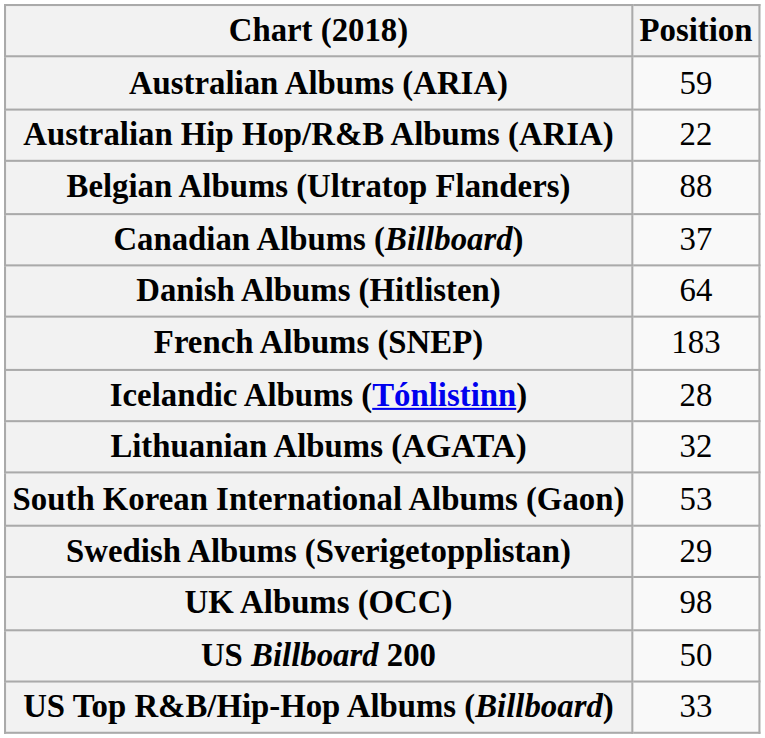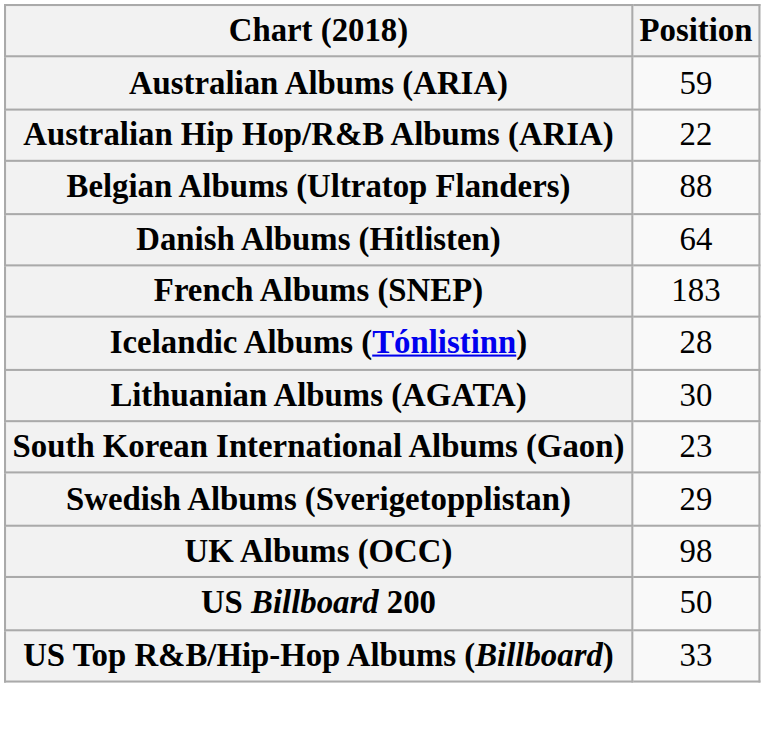- row: (318, 238)
(696, 446) 32 -> (696, 394) 30
(696, 498) 53 -> (696, 446) 23
